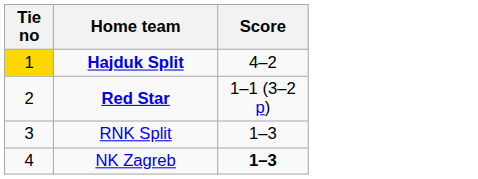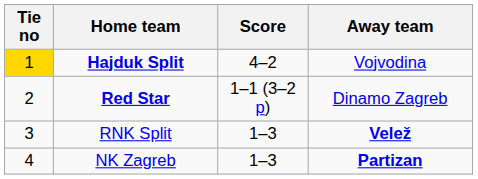+ column: (390, 27)
(263, 160) bold -> (263, 160) normal
